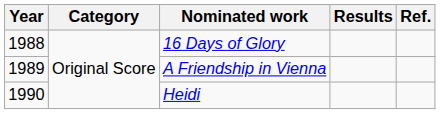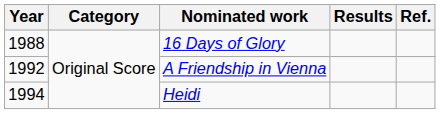(26, 69) 1989 -> (26, 69) 1992
(26, 95) 1990 -> (26, 95) 1994
